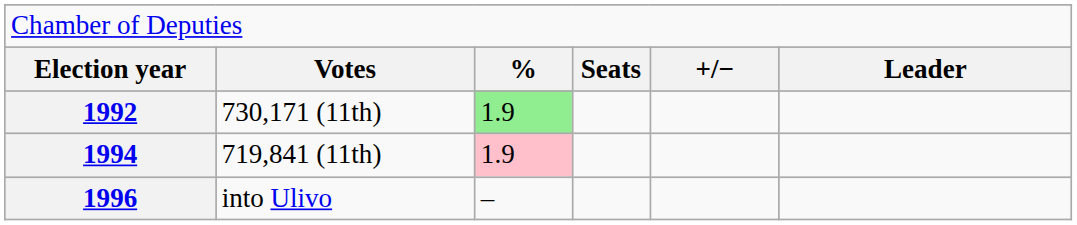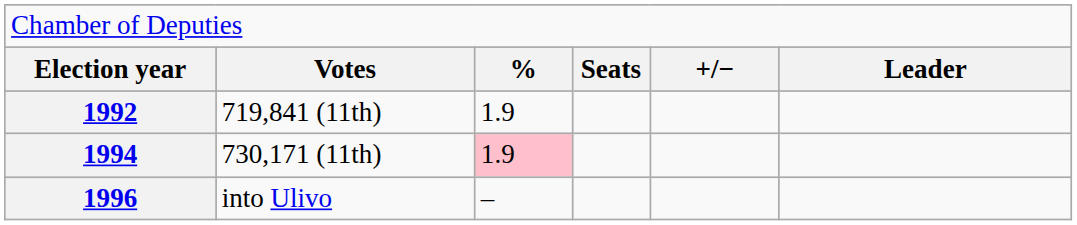(302, 111) 730,171 (11th) -> (302, 111) 719,841 (11th)
(498, 111) lightgreen background -> (498, 111) no background
(302, 154) 719,841 (11th) -> (302, 154) 730,171 (11th)
